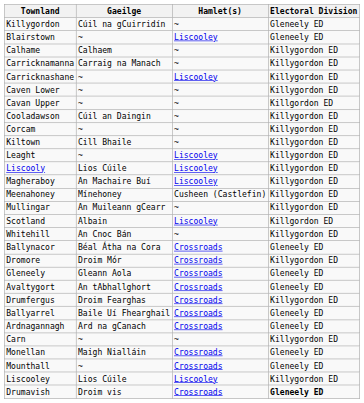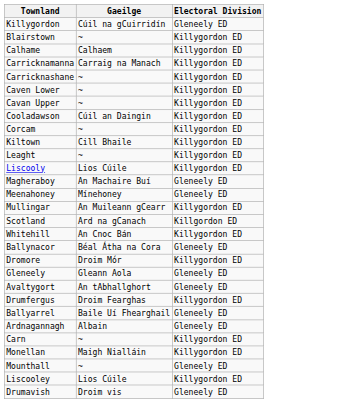- column: (220, 11)
(297, 37) Gleneely ED -> (208, 37) Killygordon ED
(302, 103) Killgordon ED -> (208, 103) Killygordon ED
(304, 182) Killygordon ED -> (201, 182) Gleneely ED
(304, 195) Killygordon ED -> (201, 195) Gleneely ED
(93, 221) Albain -> (112, 221) Ard na gCanach
(112, 326) Ard na gCanach -> (93, 326) Albain
(297, 352) Gleneely ED -> (208, 352) Killygordon ED
(297, 392) bold -> (201, 392) normal
